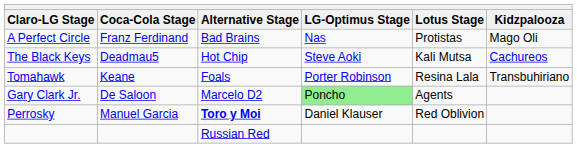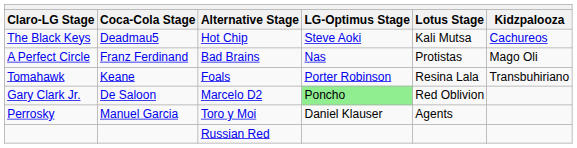rows swapped: (49, 57) <-> (48, 38)
(434, 95) Agents -> (450, 95) Red Oblivion
(231, 114) bold -> (229, 114) normal
(450, 114) Red Oblivion -> (434, 114) Agents
